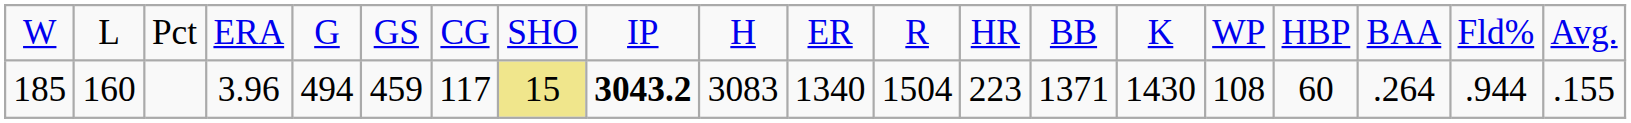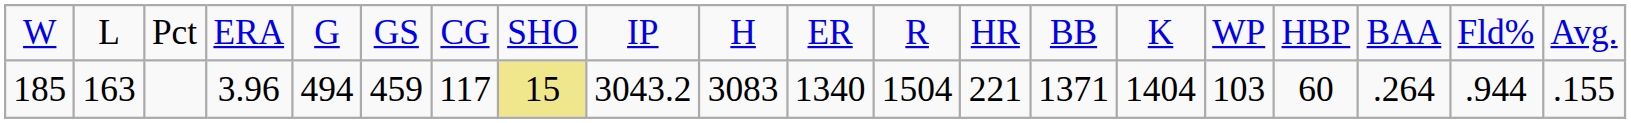(109, 88) 160 -> (109, 88) 163
(643, 88) bold -> (643, 88) normal
(995, 88) 223 -> (995, 88) 221
(1161, 88) 1430 -> (1161, 88) 1404
(1239, 88) 108 -> (1239, 88) 103
